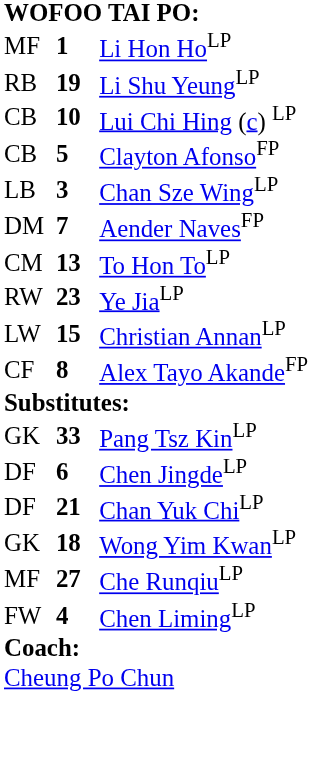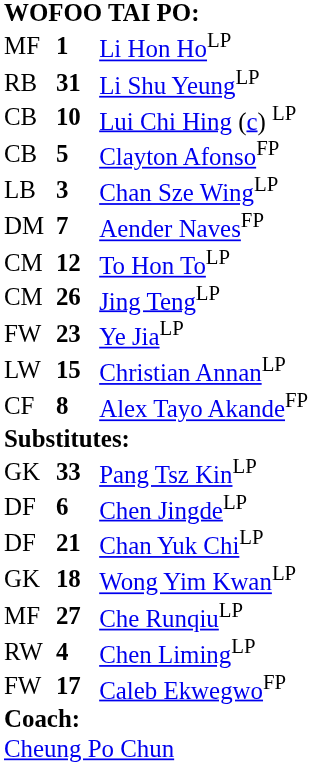(68, 81) 19 -> (68, 81) 31
(68, 261) 13 -> (68, 261) 12
+ row: (160, 297)
(23, 297) RW -> (23, 333) FW
(23, 615) FW -> (23, 651) RW
+ row: (193, 687)
